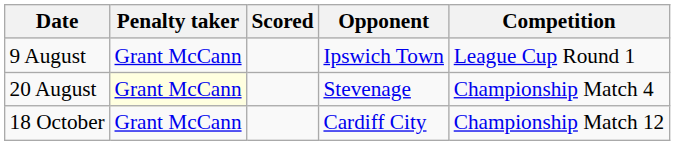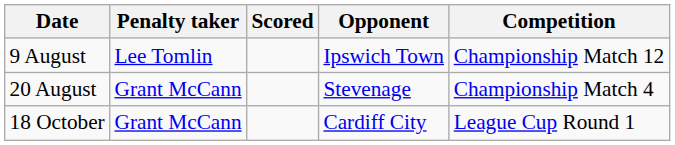(178, 55) Grant McCann -> (164, 55) Lee Tomlin
(544, 55) League Cup Round 1 -> (559, 55) Championship Match 12
(178, 88) lightyellow background -> (178, 88) no background
(559, 122) Championship Match 12 -> (544, 122) League Cup Round 1
